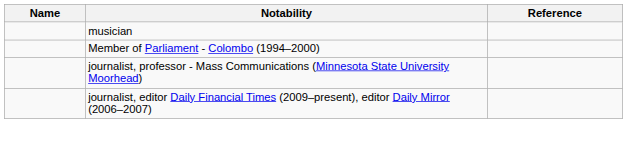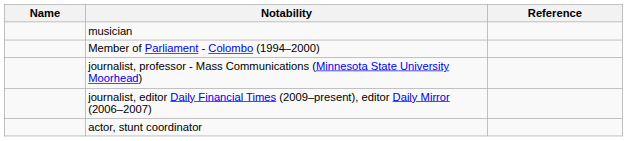+ row: (145, 127)
